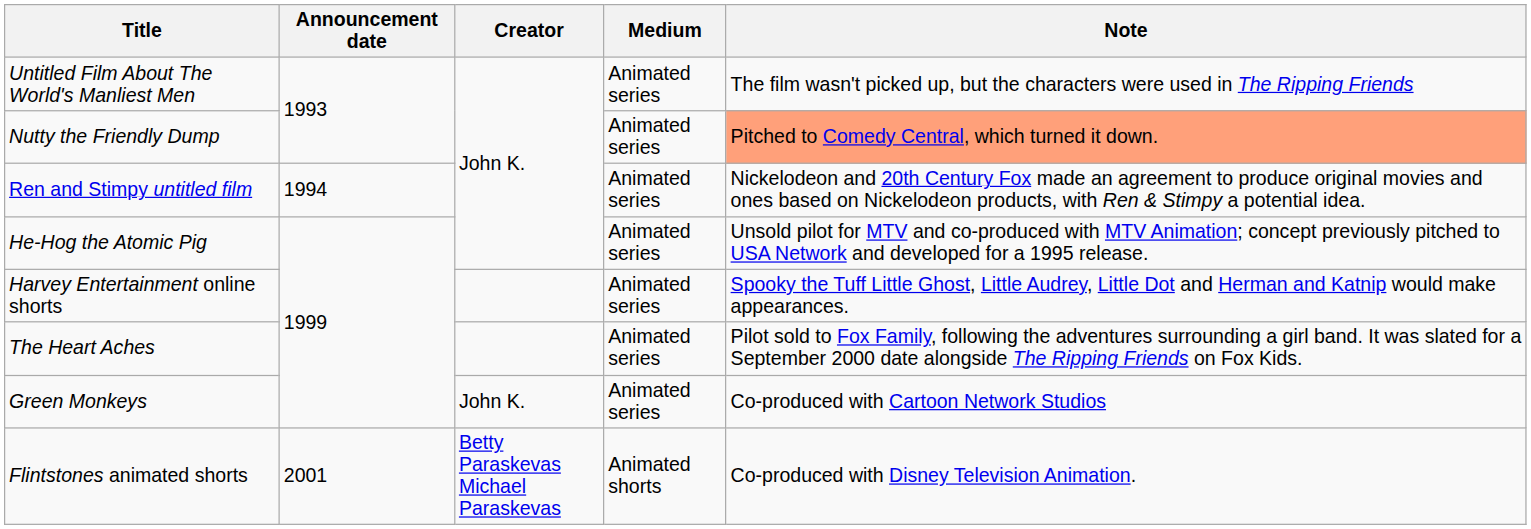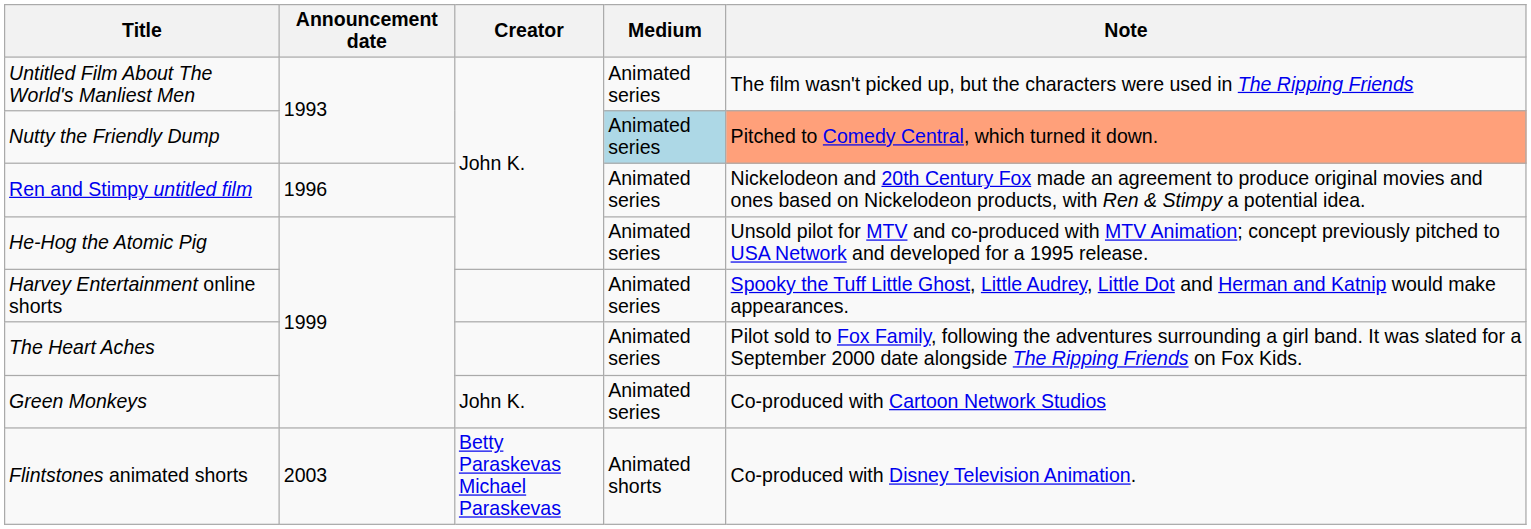(649, 136) no background -> (649, 136) lightblue background
(306, 189) 1994 -> (306, 189) 1996
(306, 476) 2001 -> (306, 476) 2003
